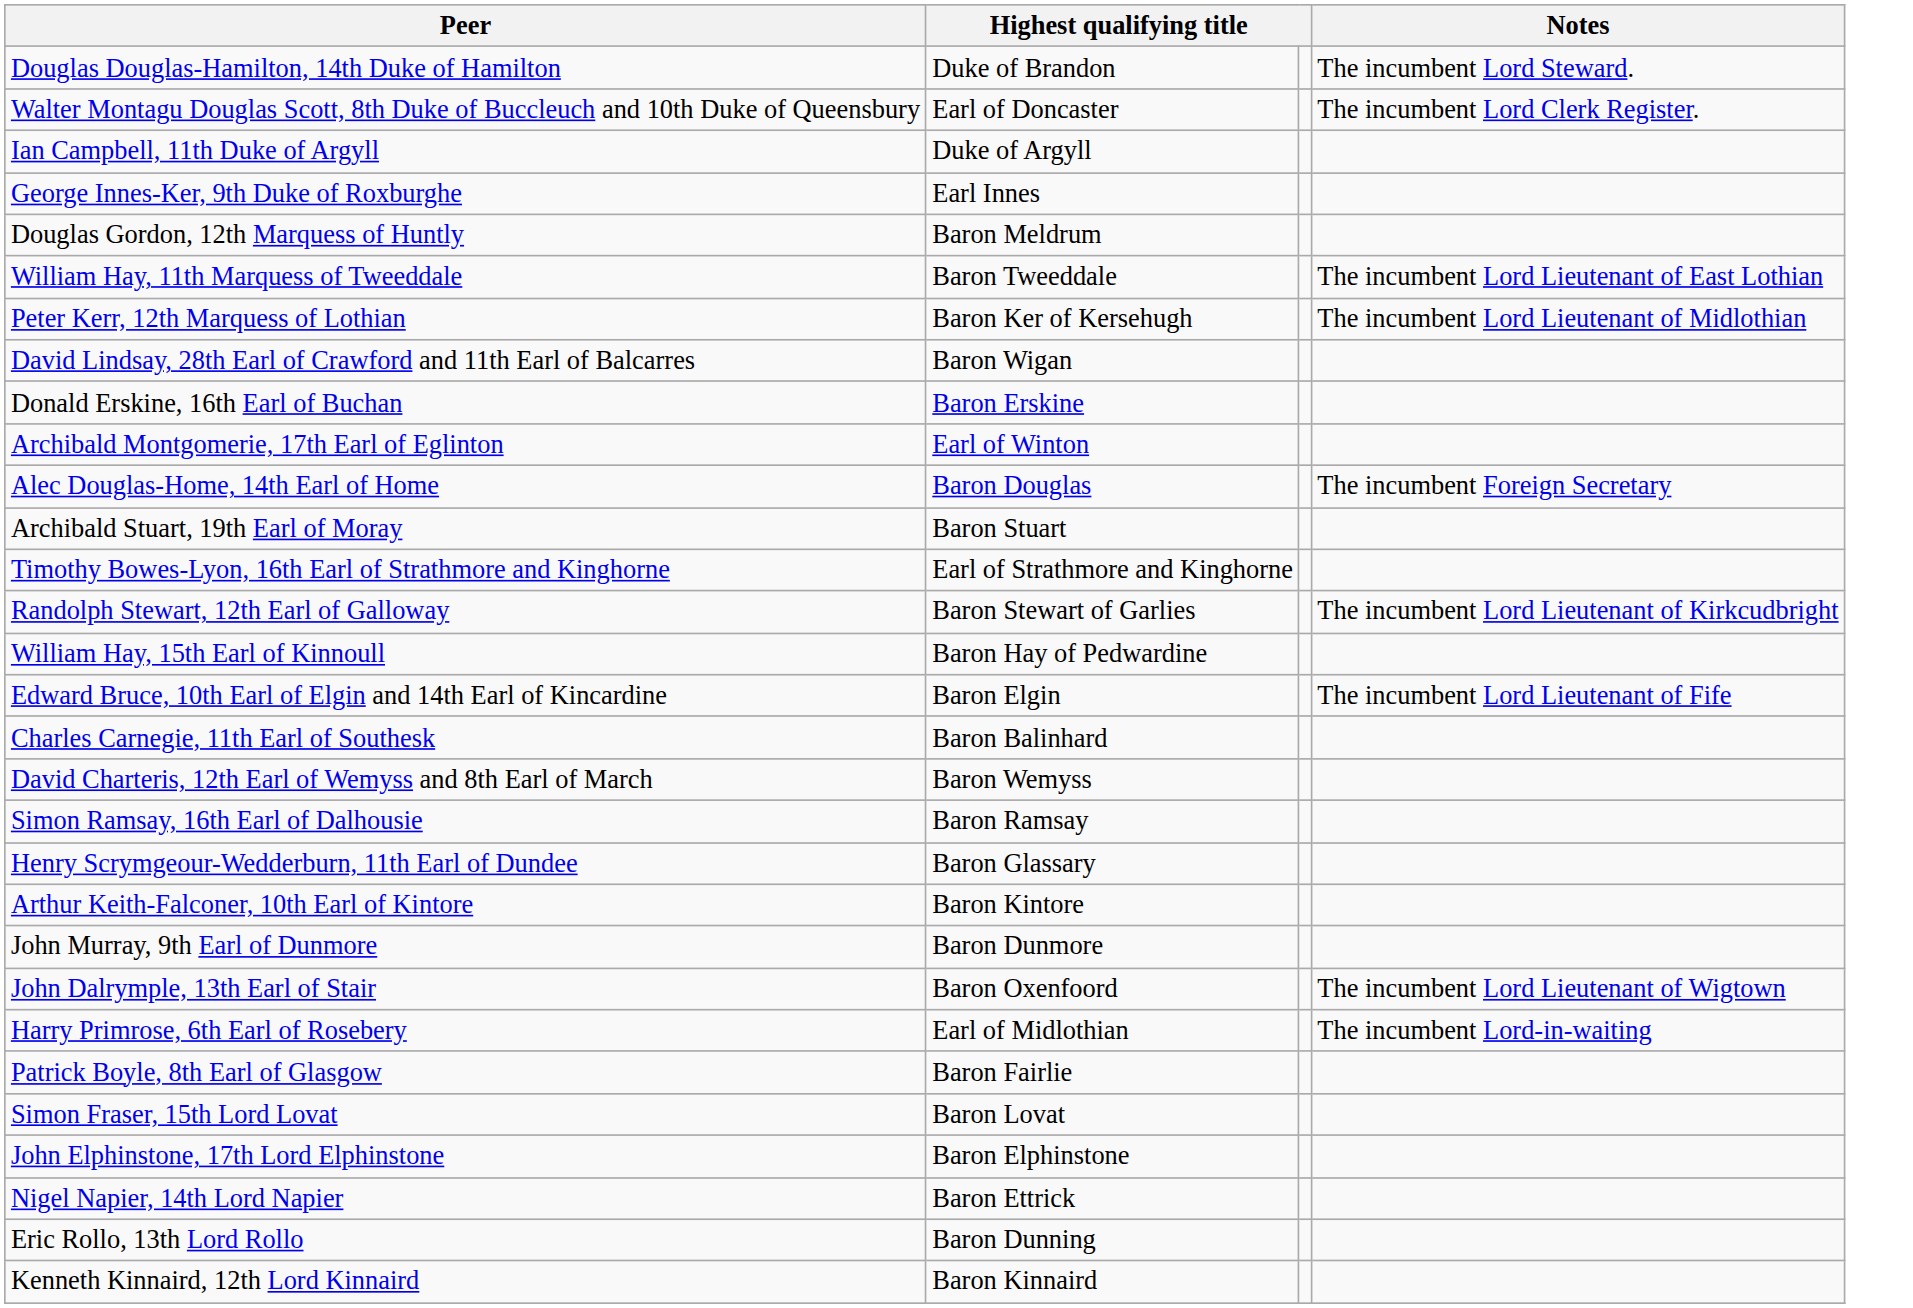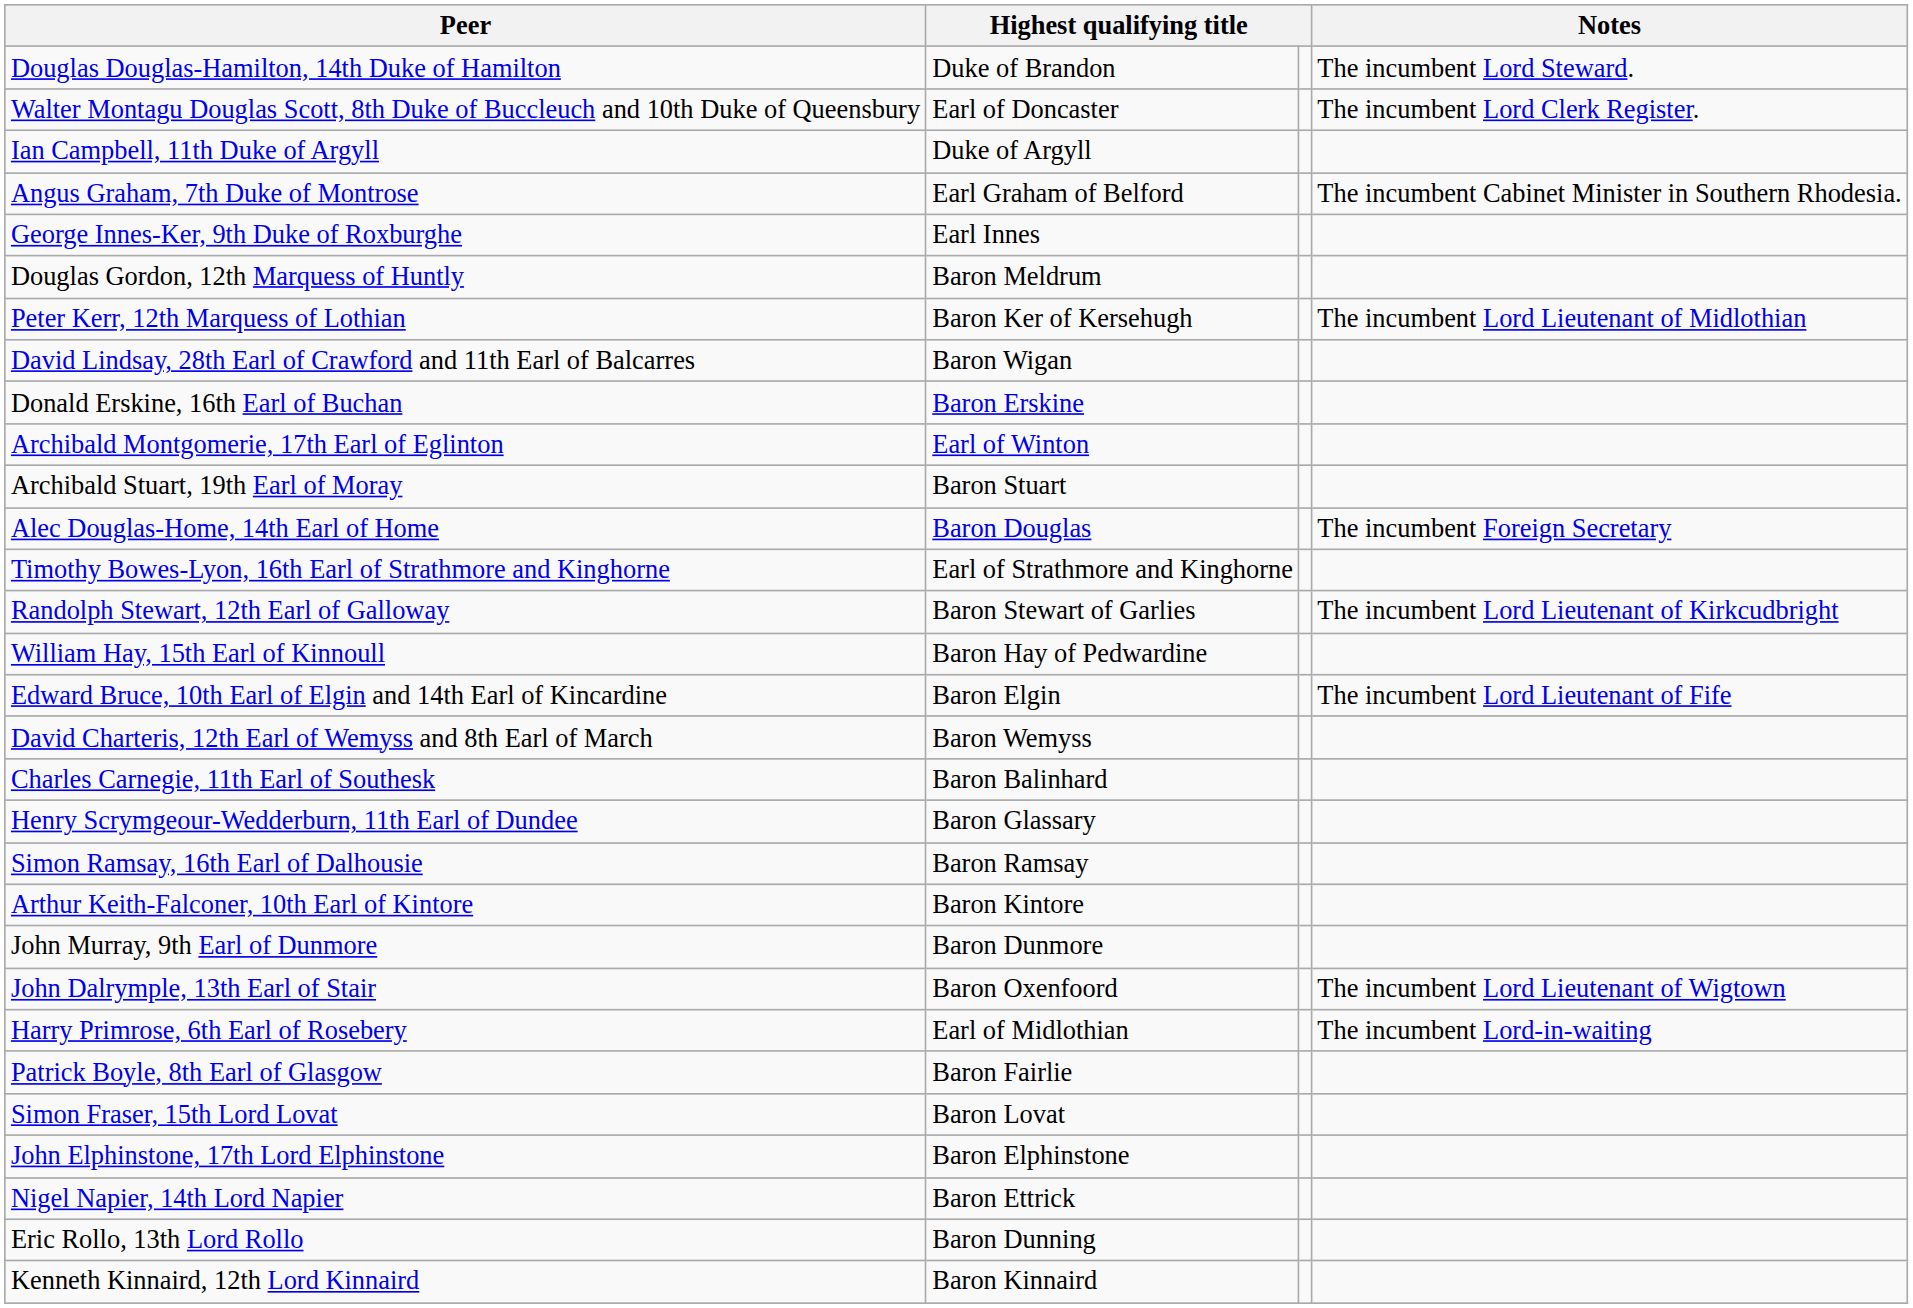+ row: (215, 192)
- row: (237, 276)
rows swapped: (207, 527) <-> (225, 485)
rows swapped: (223, 737) <-> (332, 779)
rows swapped: (217, 820) <-> (294, 862)
